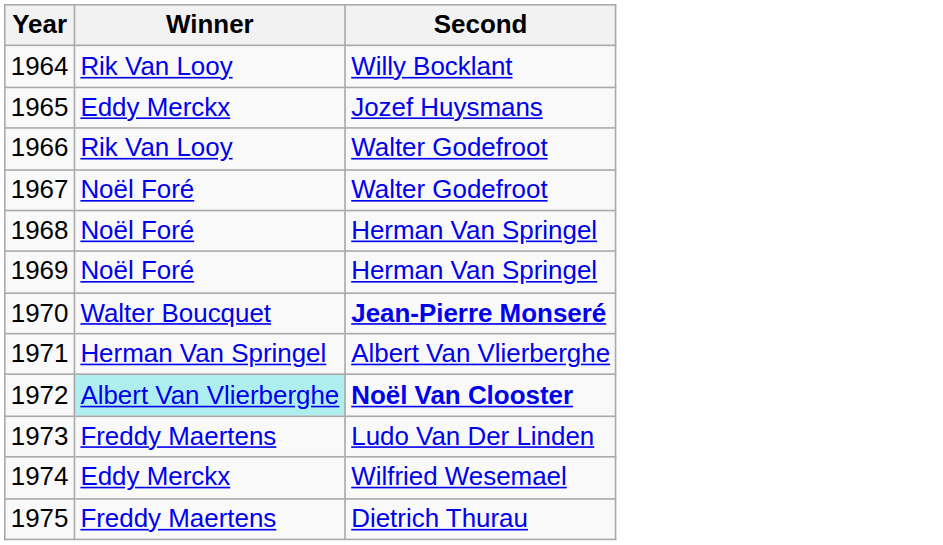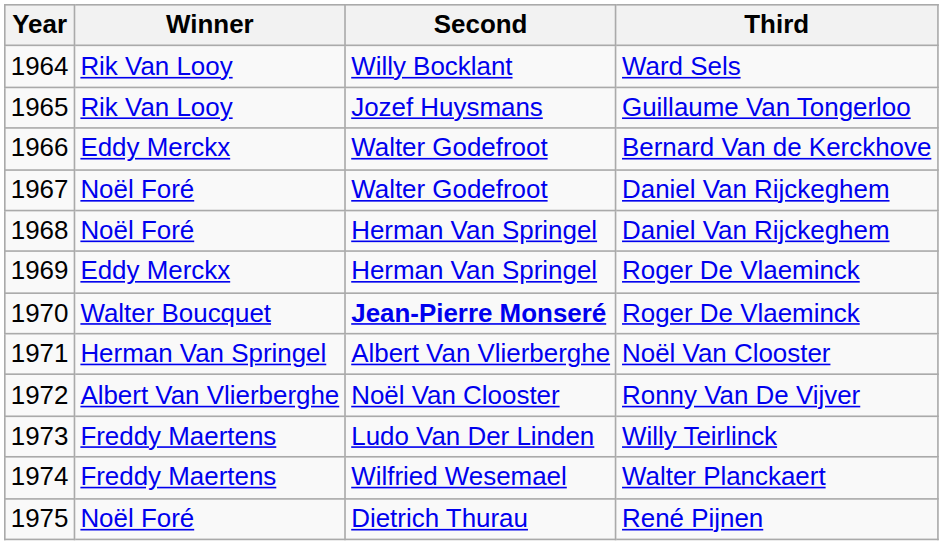+ column: (777, 25)
(155, 107) Eddy Merckx -> (157, 107) Rik Van Looy
(157, 148) Rik Van Looy -> (155, 148) Eddy Merckx
(137, 271) Noël Foré -> (155, 271) Eddy Merckx
(210, 395) paleturquoise background -> (210, 395) no background
(462, 395) bold -> (455, 395) normal
(155, 477) Eddy Merckx -> (178, 477) Freddy Maertens
(178, 518) Freddy Maertens -> (137, 518) Noël Foré
